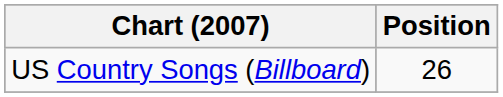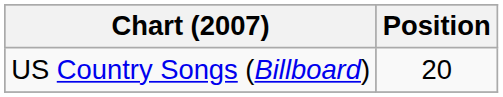(437, 69) 26 -> (437, 69) 20
